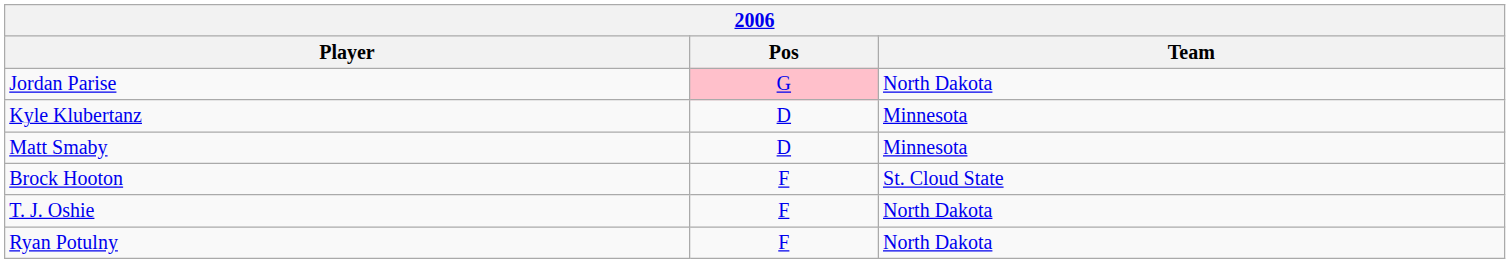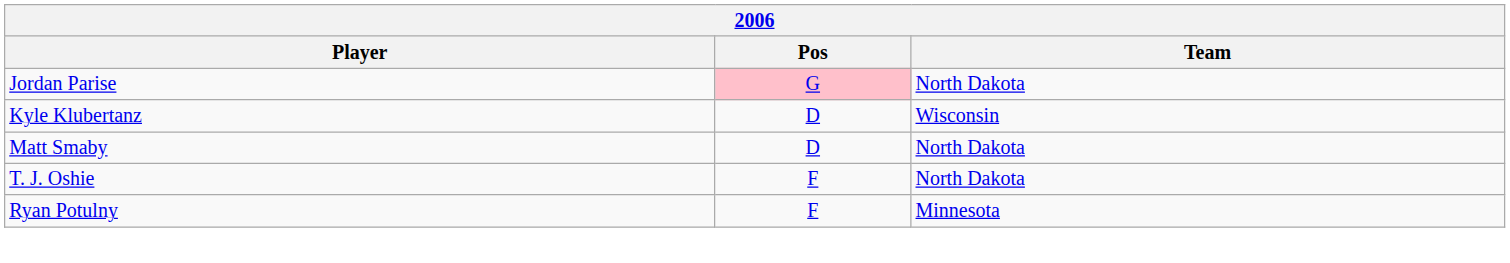(925, 115) Minnesota -> (957, 115) Wisconsin
(925, 147) Minnesota -> (970, 147) North Dakota
- row: (66, 178)
(938, 242) North Dakota -> (958, 210) Minnesota
